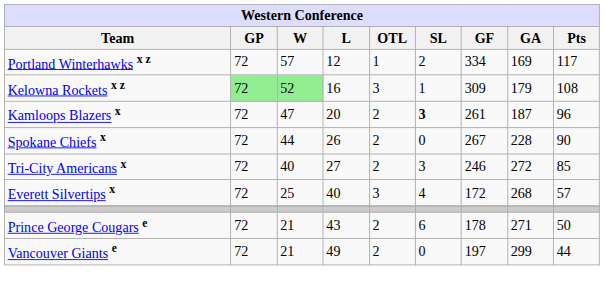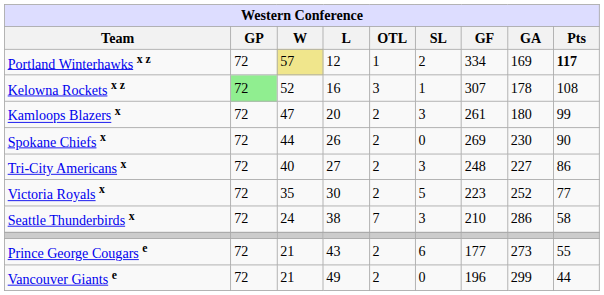(287, 62) no background -> (287, 62) khaki background
(567, 62) normal -> (567, 62) bold
(287, 88) lightgreen background -> (287, 88) no background
(475, 88) 309 -> (475, 88) 307
(521, 88) 179 -> (521, 88) 178
(422, 114) bold -> (422, 114) normal
(521, 114) 187 -> (521, 114) 180
(564, 114) 96 -> (564, 114) 99
(475, 140) 267 -> (475, 140) 269
(521, 140) 228 -> (521, 140) 230
(475, 166) 246 -> (475, 166) 248
(521, 166) 272 -> (521, 166) 227
(564, 166) 85 -> (564, 166) 86
+ row: (56, 192)
+ row: (71, 219)
- row: (61, 192)
(475, 225) 178 -> (475, 251) 177
(521, 225) 271 -> (521, 251) 273
(564, 225) 50 -> (564, 251) 55
(475, 251) 197 -> (475, 277) 196
